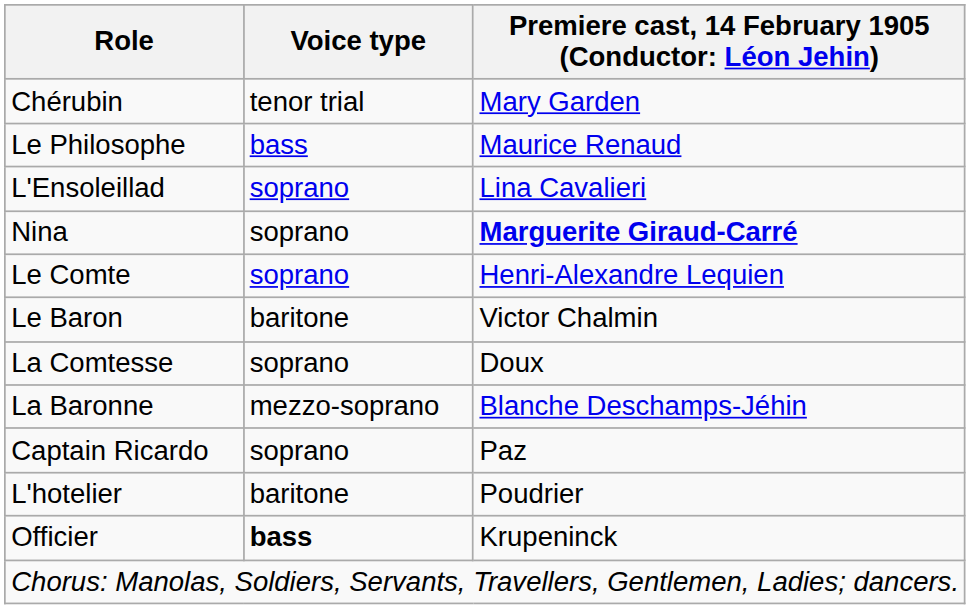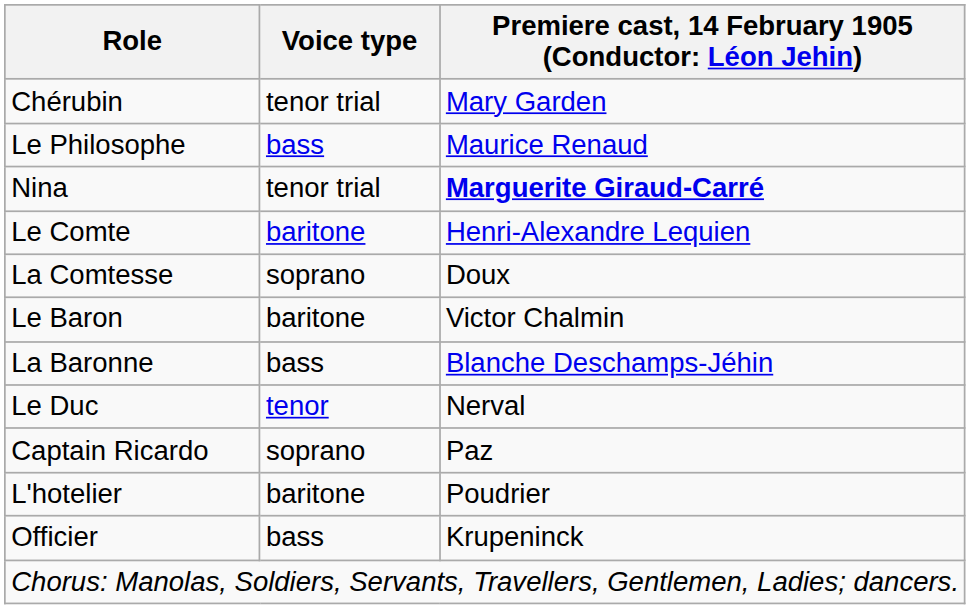- row: (88, 188)
(299, 231) soprano -> (323, 188) tenor trial
(299, 275) soprano -> (316, 231) baritone
rows swapped: (92, 362) <-> (67, 319)
(345, 406) mezzo-soprano -> (295, 362) bass
+ row: (55, 406)
(281, 537) bold -> (295, 537) normal
